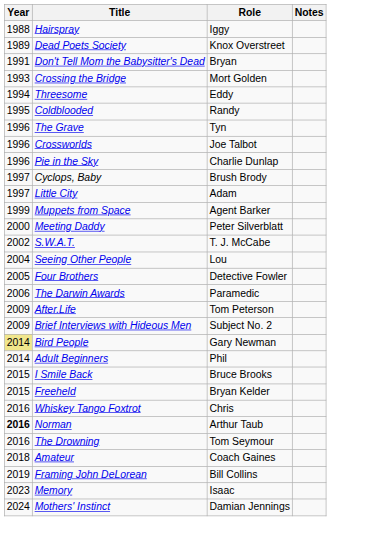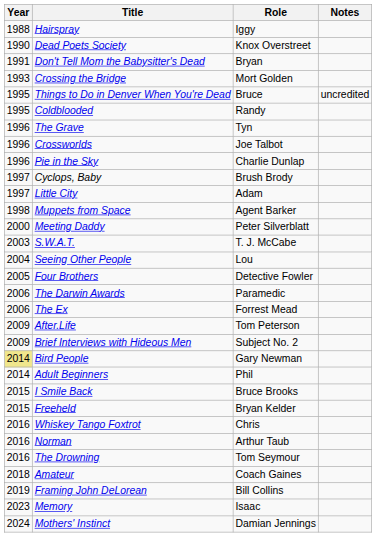(18, 45) 1989 -> (18, 45) 1990
- row: (61, 95)
+ row: (133, 95)
(18, 210) 1999 -> (18, 210) 1998
(18, 243) 2002 -> (18, 243) 2003
+ row: (51, 309)
(18, 425) bold -> (18, 441) normal
